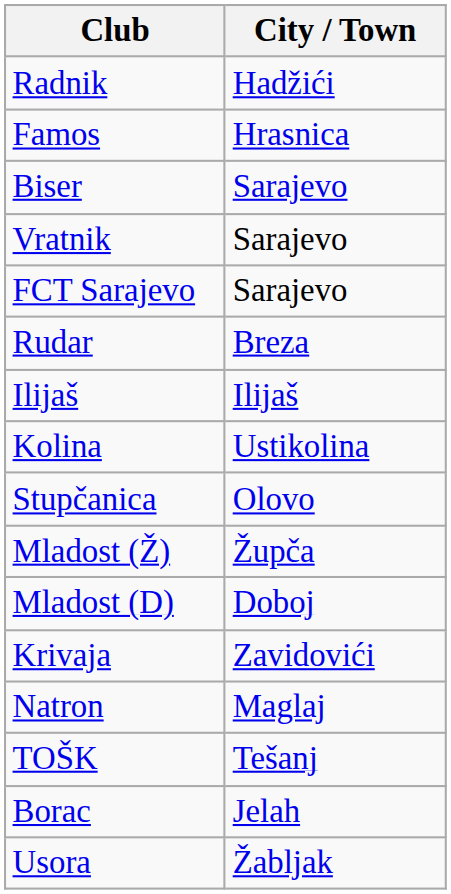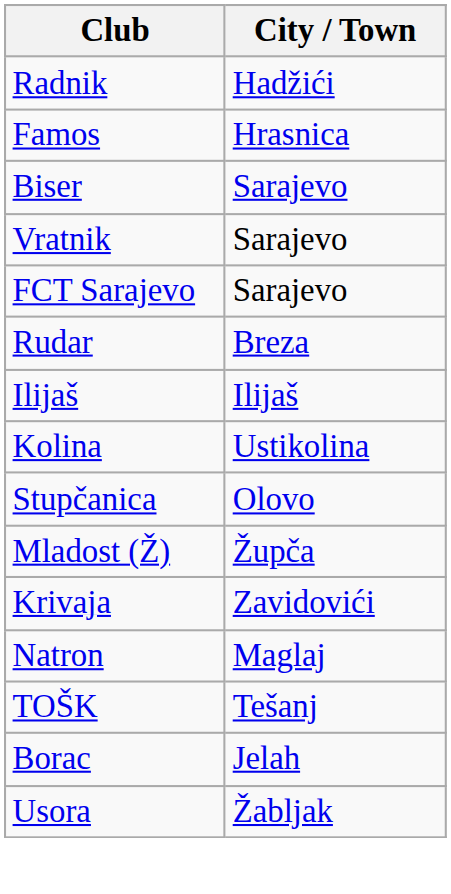- row: (93, 602)
